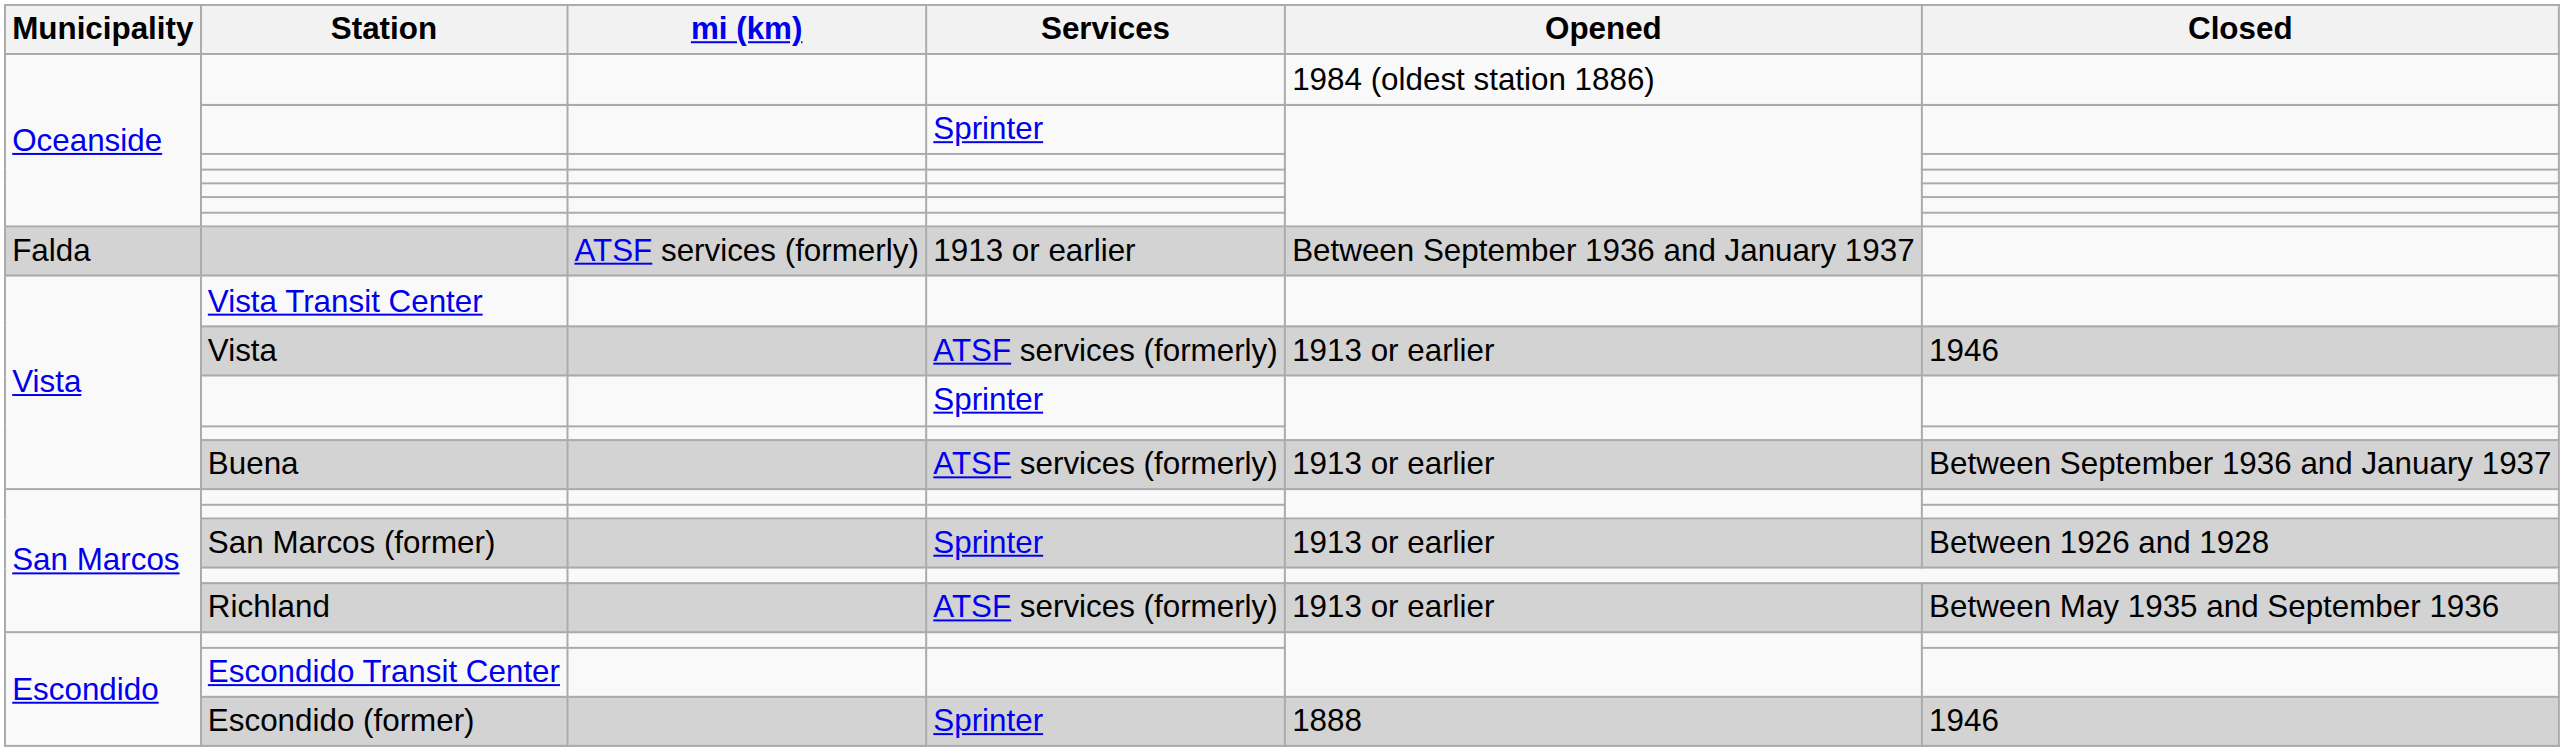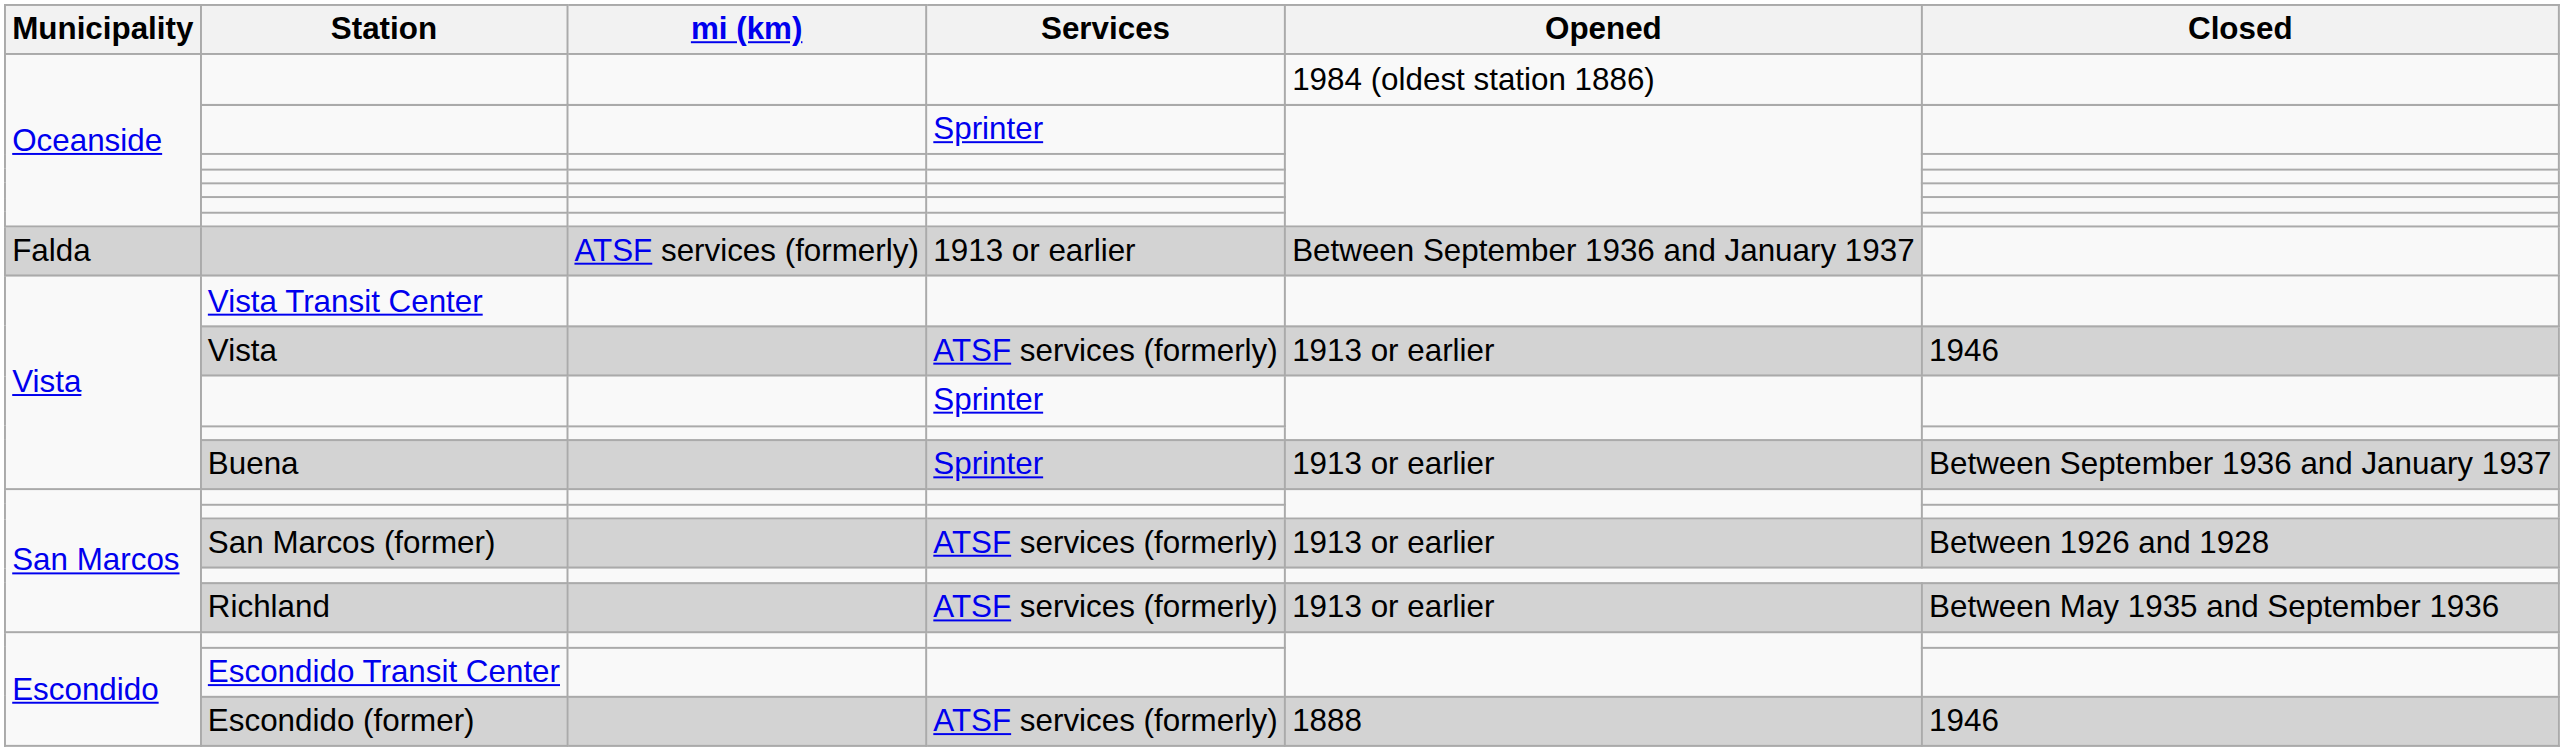(1106, 464) ATSF services (formerly) -> (988, 464) Sprinter
(988, 542) Sprinter -> (1106, 542) ATSF services (formerly)
(988, 721) Sprinter -> (1106, 721) ATSF services (formerly)
